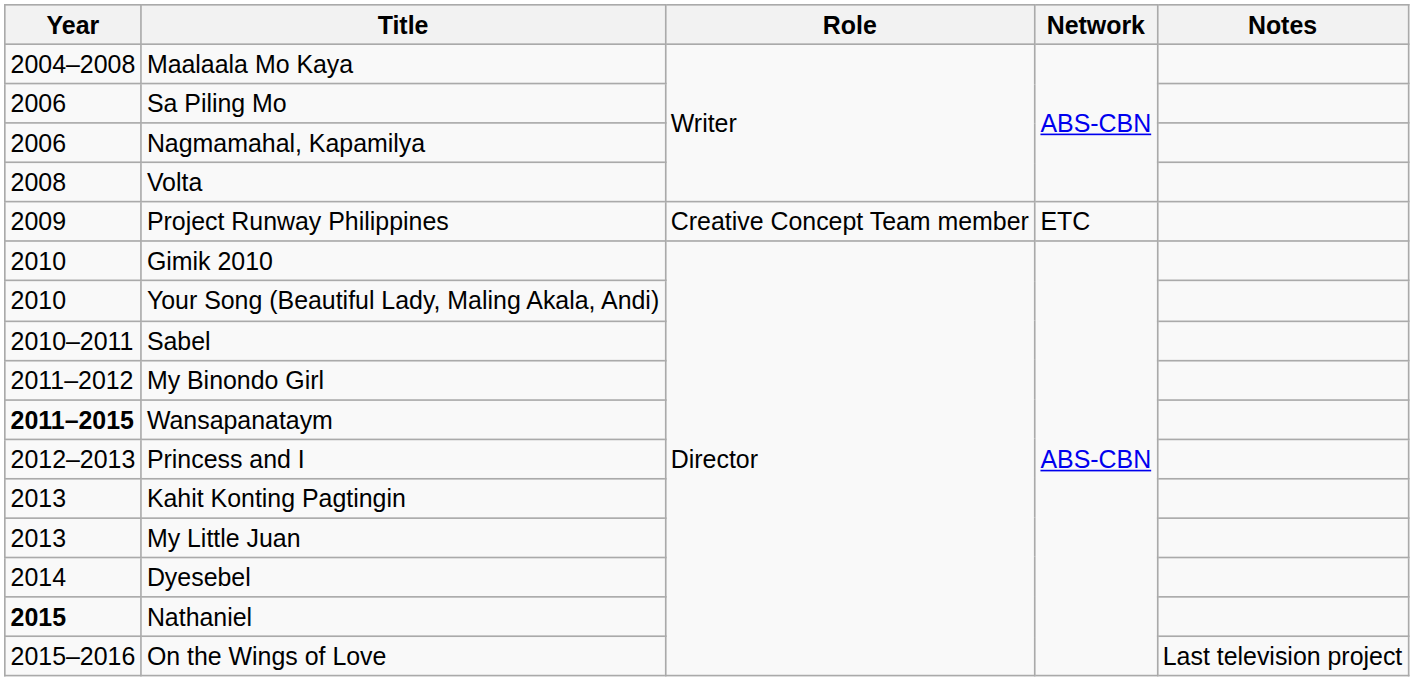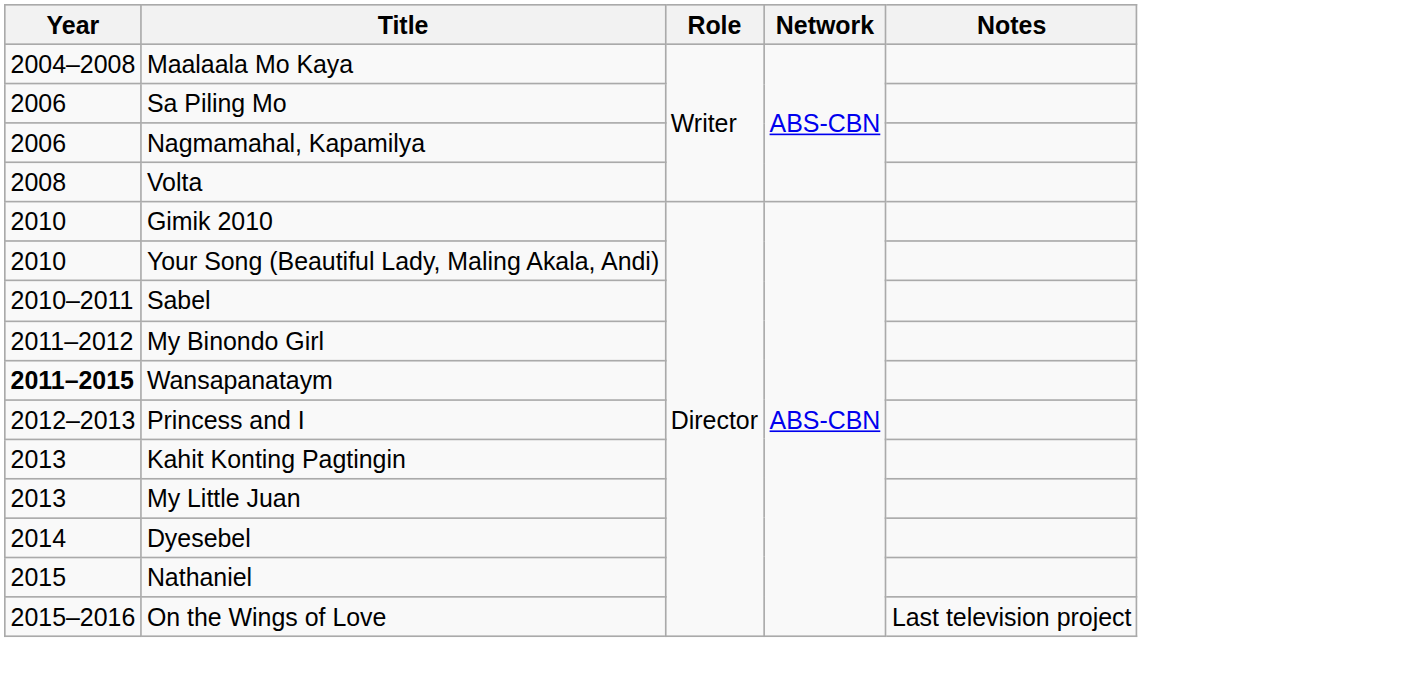- row: (298, 222)
(38, 617) bold -> (38, 577) normal
